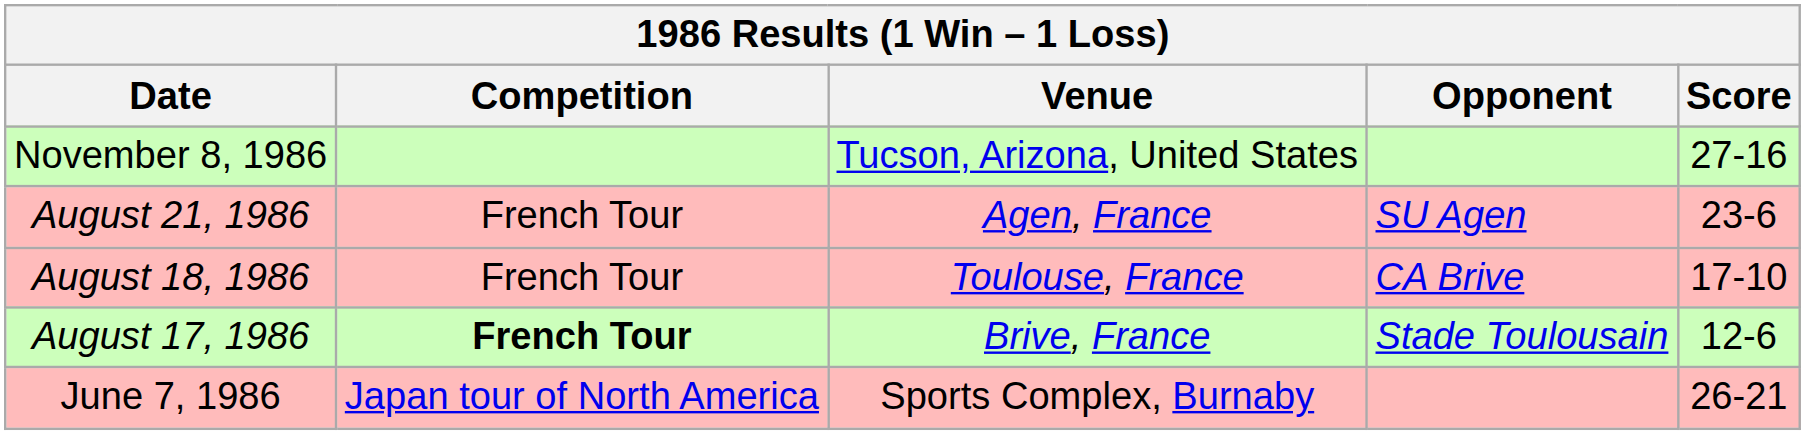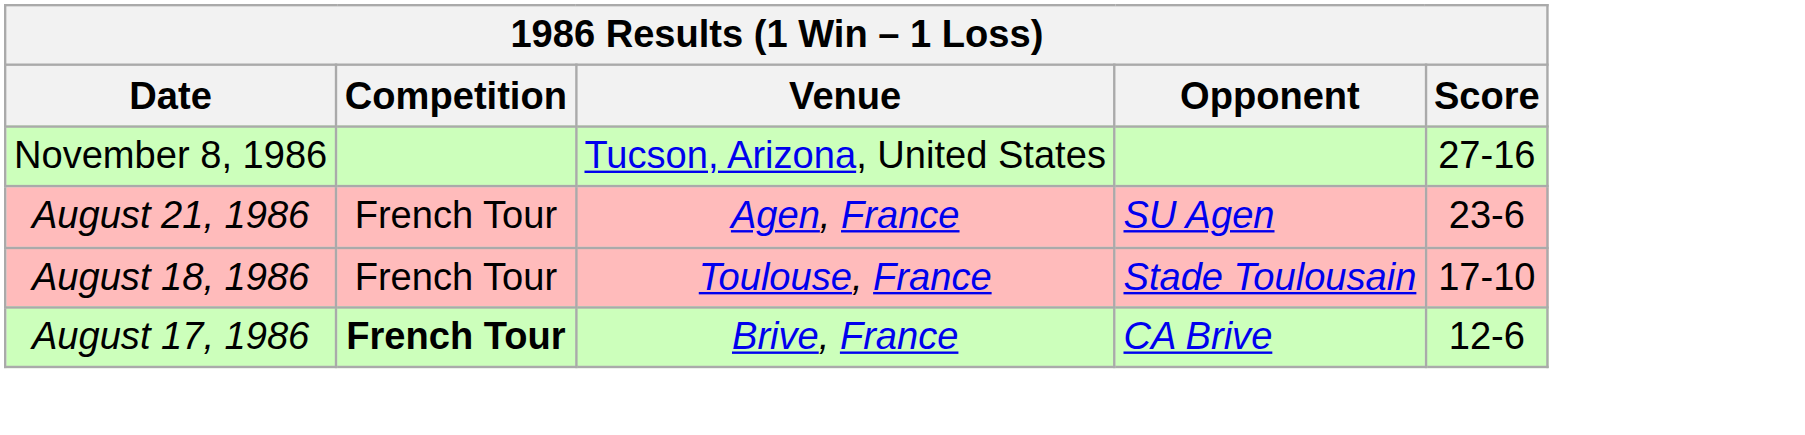(1450, 276) CA Brive -> (1270, 276) Stade Toulousain
(1522, 336) Stade Toulousain -> (1198, 336) CA Brive
- row: (171, 397)
